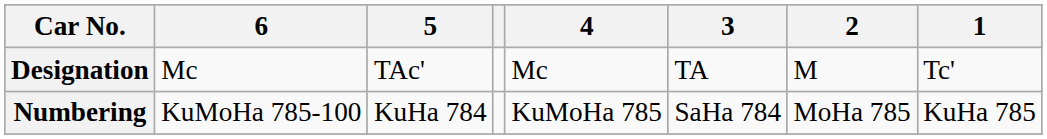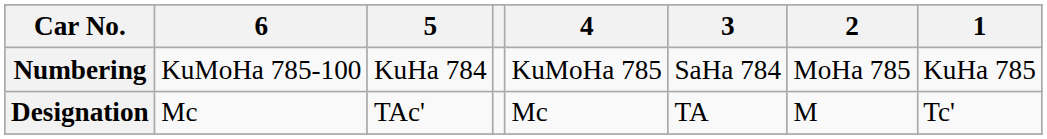rows swapped: (80, 69) <-> (80, 112)
